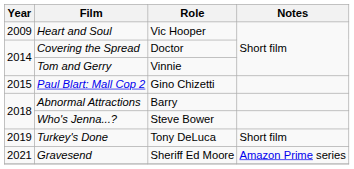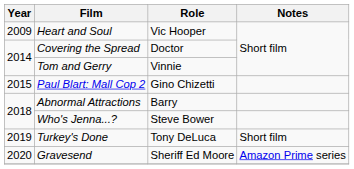(19, 155) 2021 -> (19, 155) 2020
